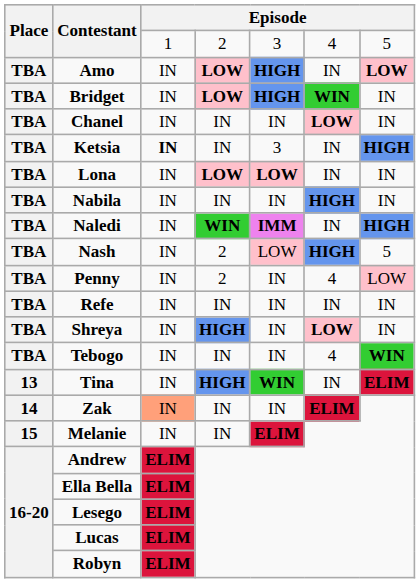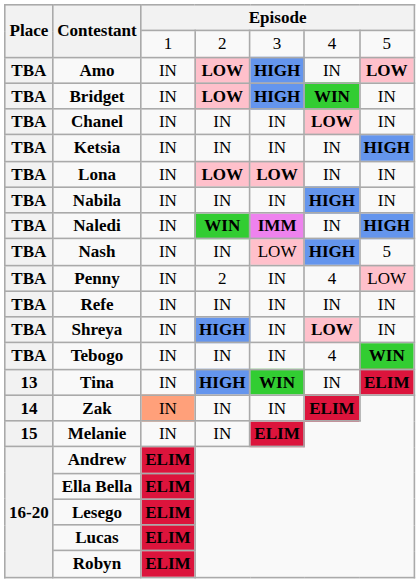(168, 147) bold -> (168, 147) normal
(277, 147) 3 -> (277, 147) IN
(222, 251) 2 -> (222, 251) IN
